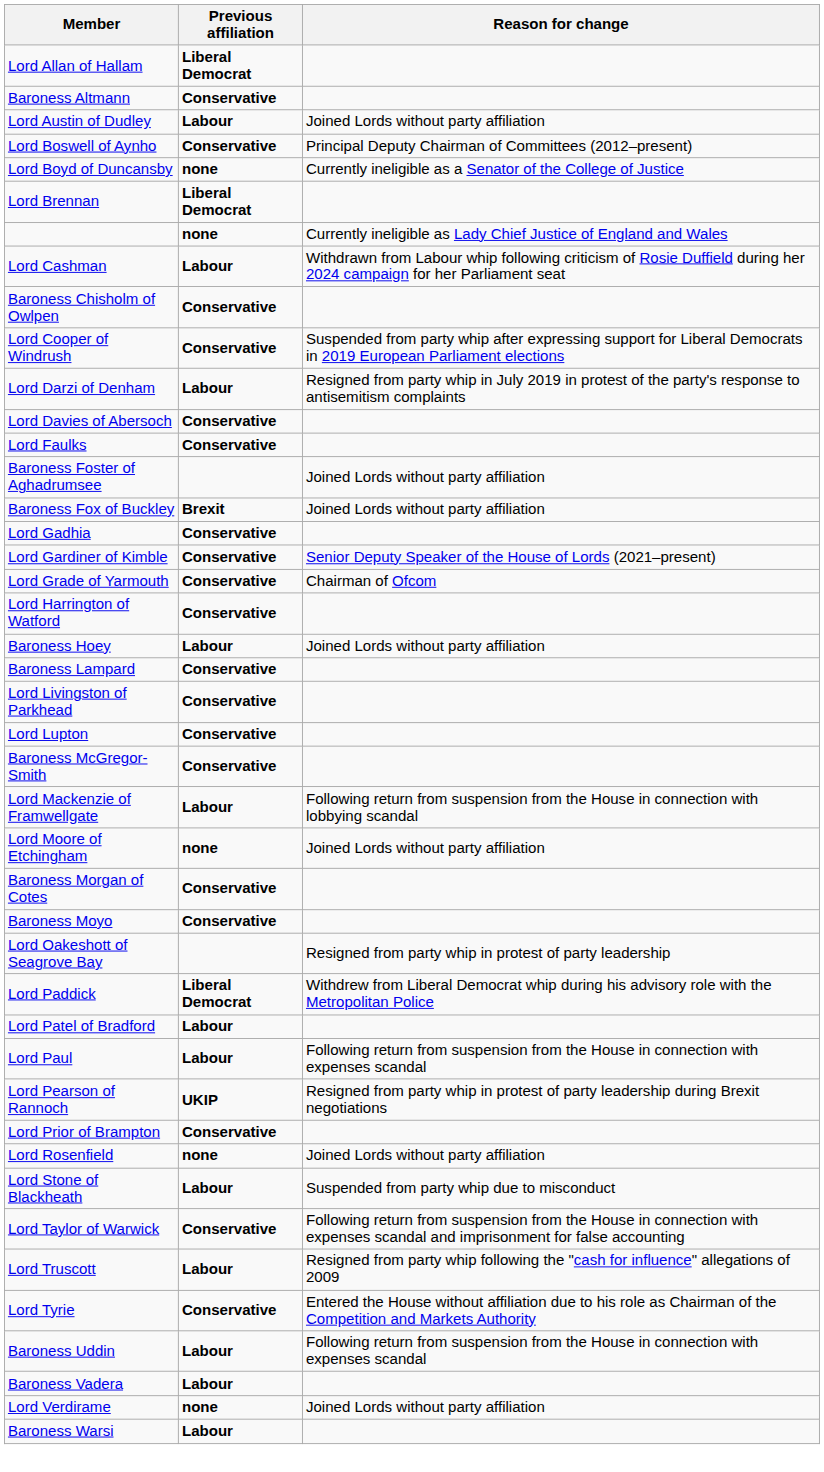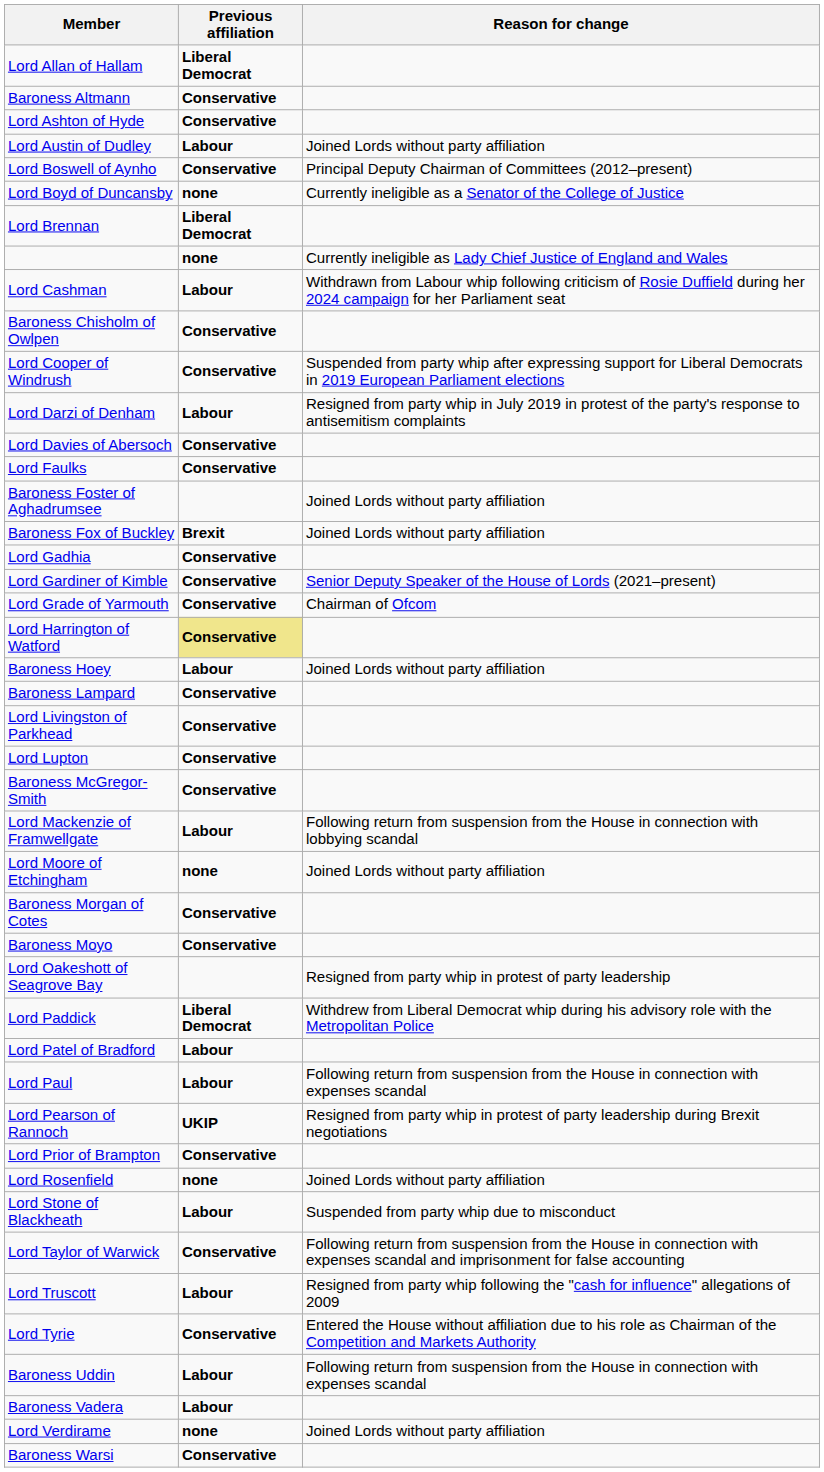+ row: (76, 121)
(229, 613) no background -> (229, 637) khaki background
(207, 1431) Labour -> (229, 1455) Conservative
